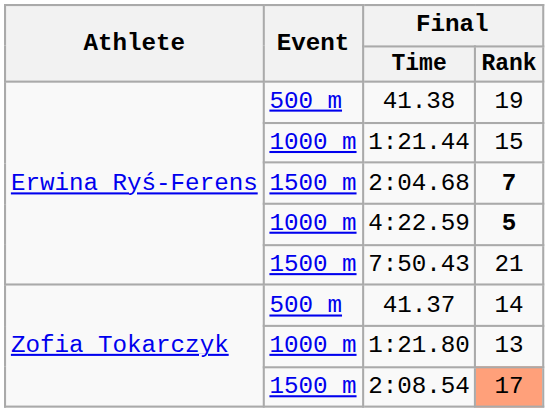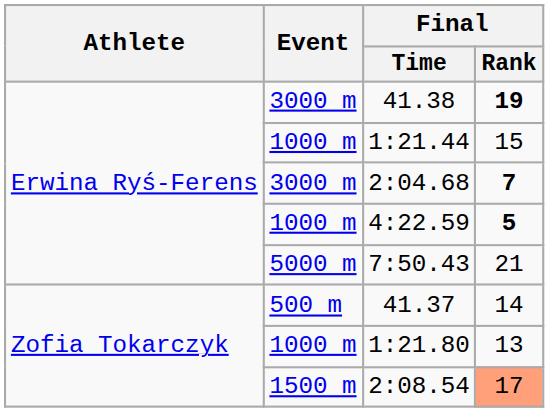(306, 102) 500 m -> (313, 102) 3000 m
(509, 102) normal -> (509, 102) bold
(313, 183) 1500 m -> (313, 183) 3000 m
(313, 265) 1500 m -> (313, 265) 5000 m
